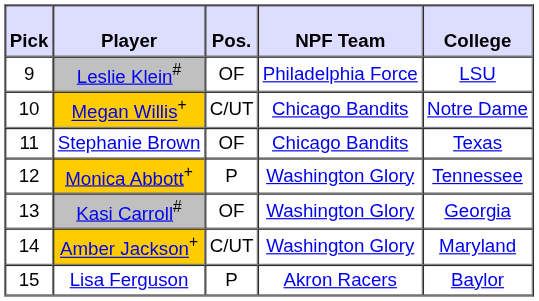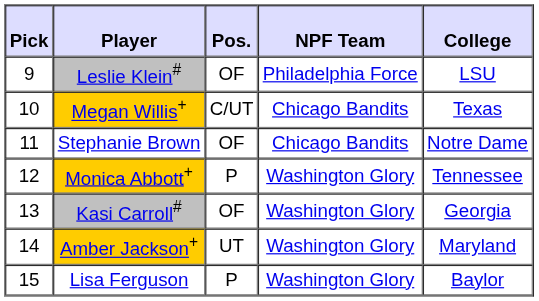(478, 109) Notre Dame -> (478, 109) Texas
(478, 142) Texas -> (478, 142) Notre Dame
(232, 246) C/UT -> (232, 246) UT
(340, 279) Akron Racers -> (340, 279) Washington Glory
